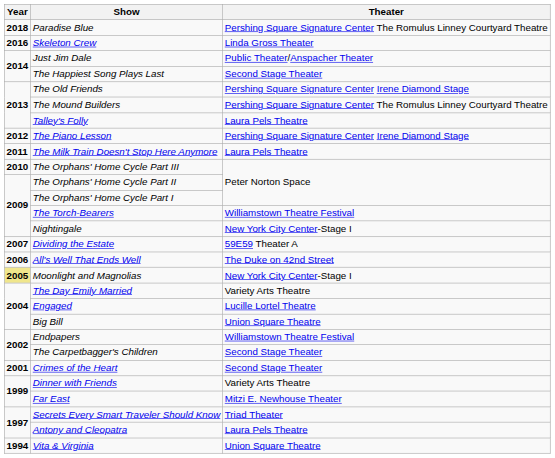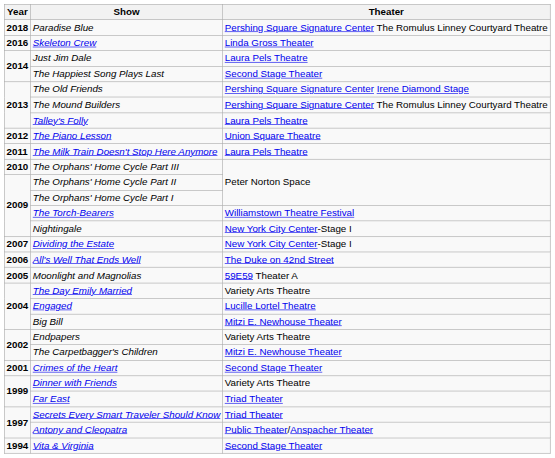(299, 58) Public Theater/Anspacher Theater -> (266, 58) Laura Pels Theatre
(347, 136) Pershing Square Signature Center Irene Diamond Stage -> (273, 136) Union Square Theatre
(261, 244) 59E59 Theater A -> (288, 244) New York City Center-Stage I
(17, 275) khaki background -> (17, 275) no background
(288, 275) New York City Center-Stage I -> (261, 275) 59E59 Theater A
(273, 321) Union Square Theatre -> (283, 321) Mitzi E. Newhouse Theater
(289, 337) Williamstown Theatre Festival -> (267, 337) Variety Arts Theatre
(274, 352) Second Stage Theater -> (283, 352) Mitzi E. Newhouse Theater
(283, 399) Mitzi E. Newhouse Theater -> (254, 399) Triad Theater
(266, 430) Laura Pels Theatre -> (299, 430) Public Theater/Anspacher Theater
(273, 445) Union Square Theatre -> (274, 445) Second Stage Theater
